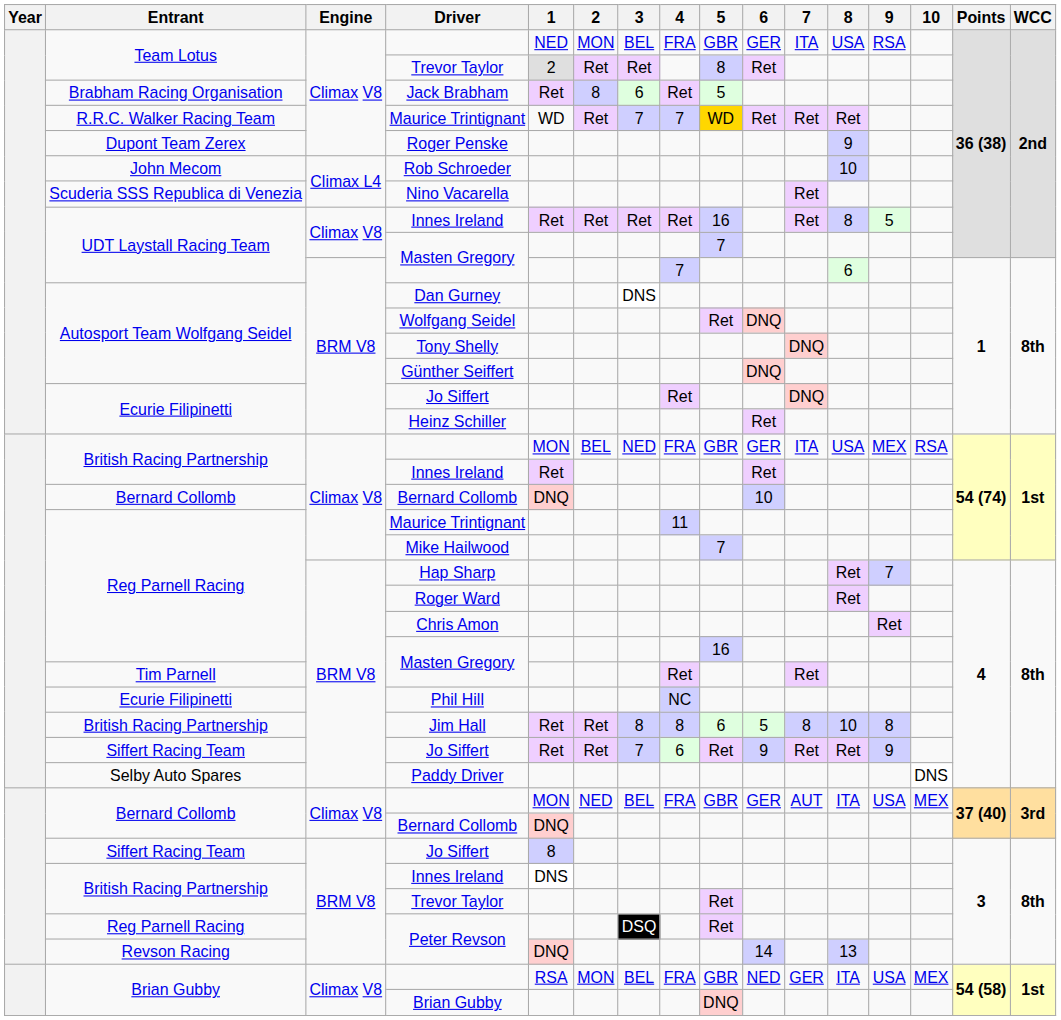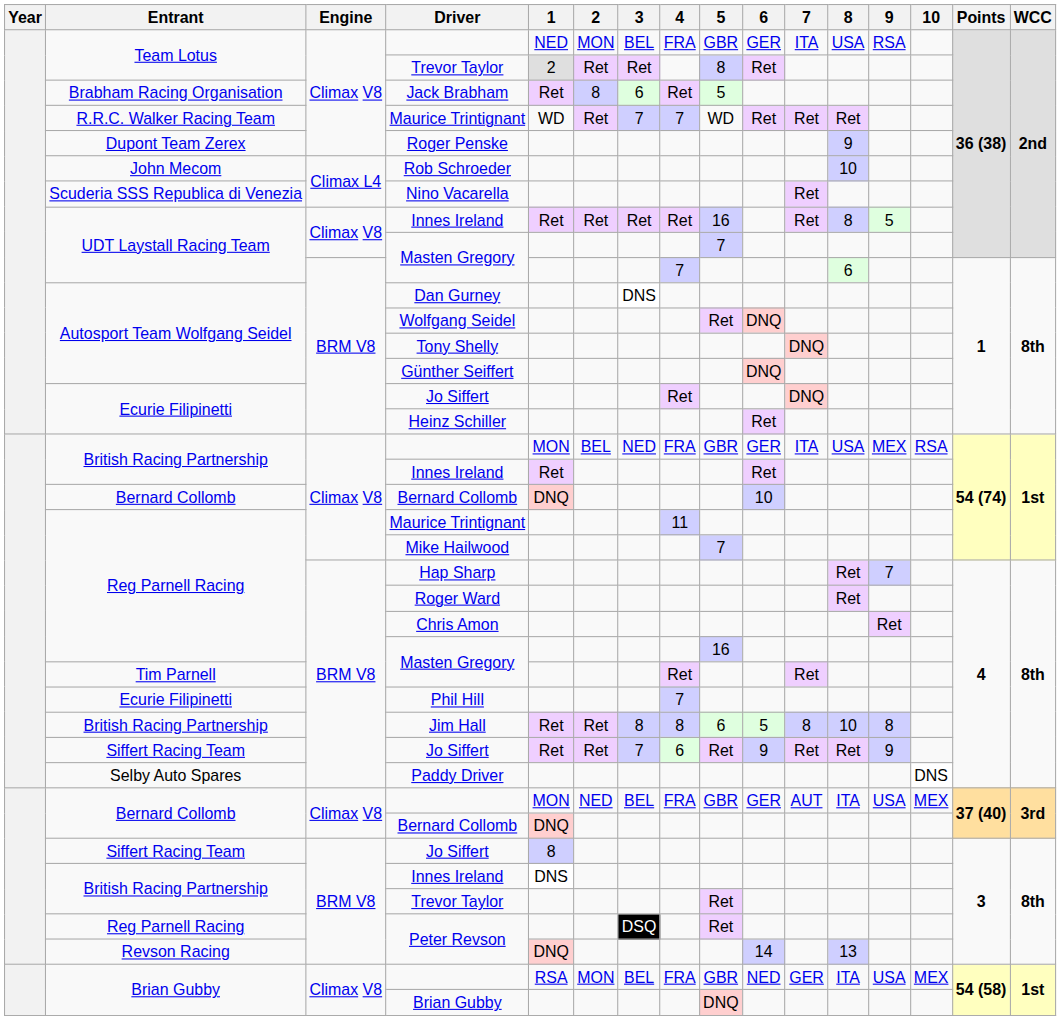(721, 118) gold background -> (721, 118) no background
(680, 700) NC -> (680, 700) 7
